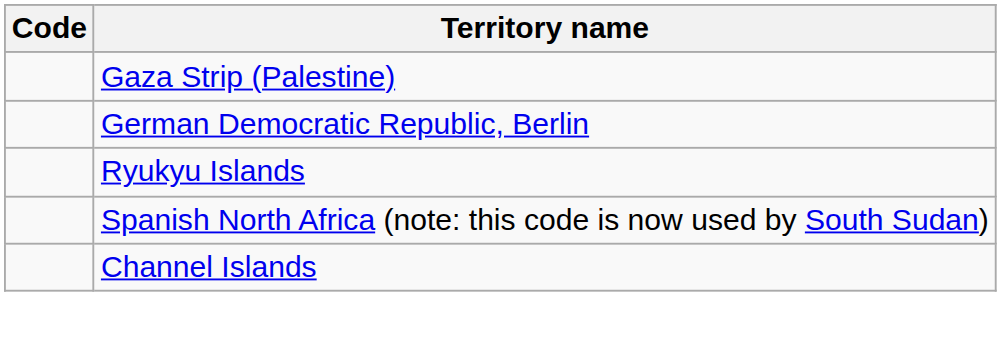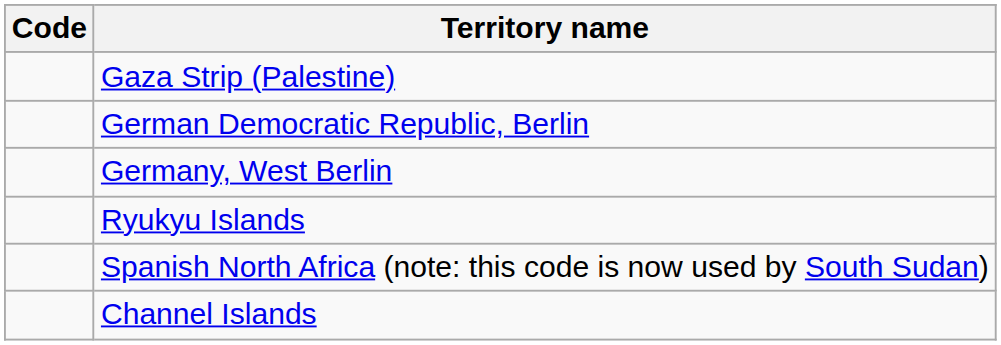+ row: (247, 171)
